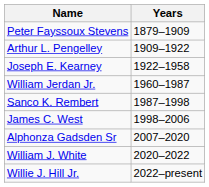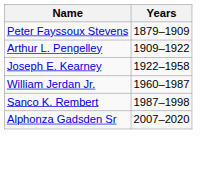- row: (45, 119)
- row: (47, 155)
- row: (43, 173)
